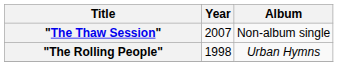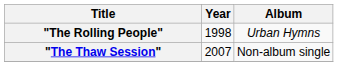rows swapped: (103, 52) <-> (103, 33)
